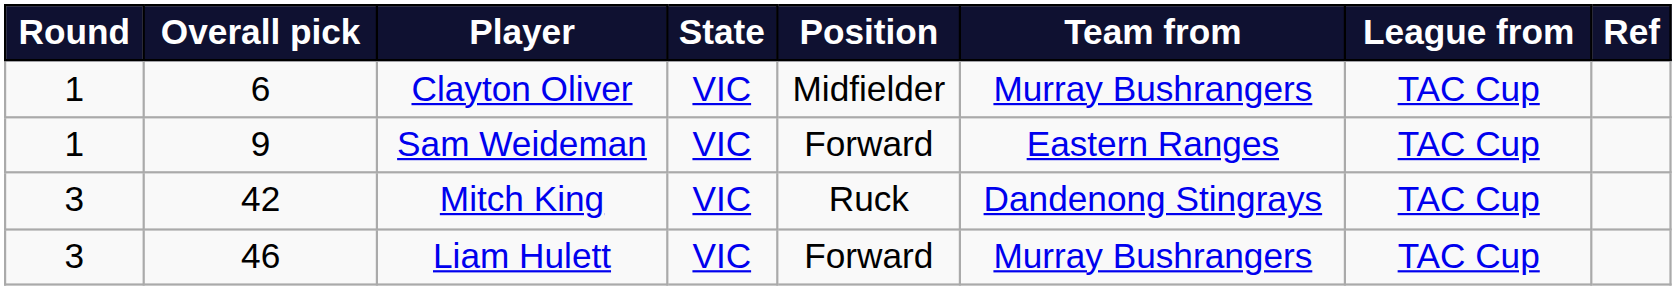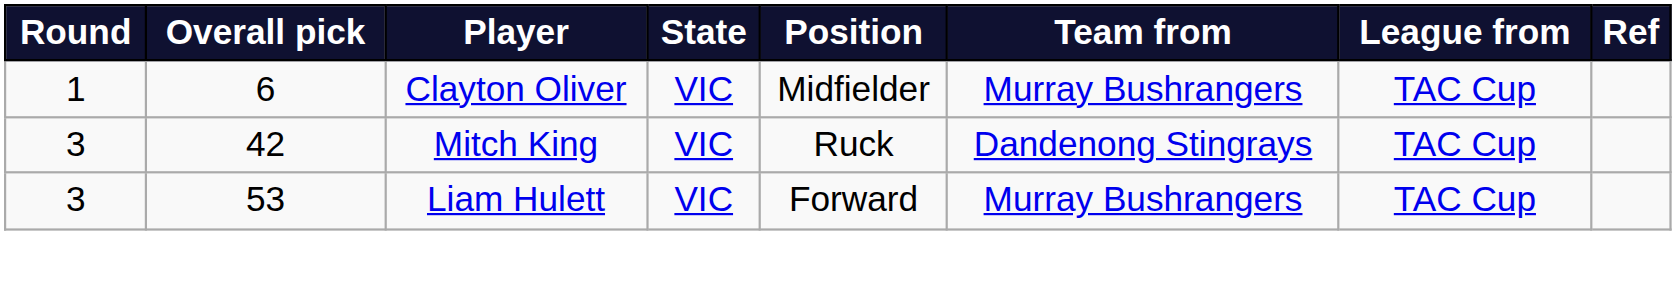- row: (522, 144)
(261, 255) 46 -> (266, 199) 53
